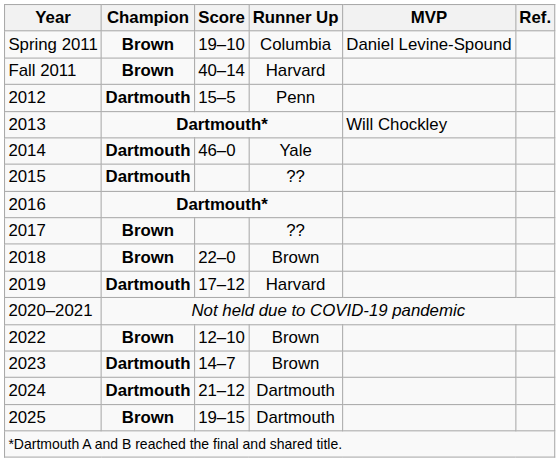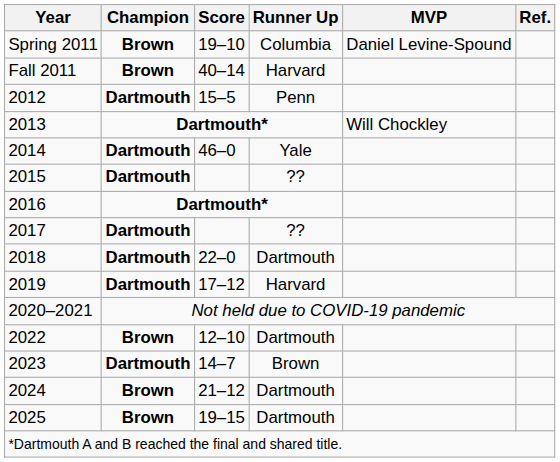(148, 230) Brown -> (148, 230) Dartmouth
(148, 257) Brown -> (148, 257) Dartmouth
(296, 257) Brown -> (296, 257) Dartmouth
(296, 337) Brown -> (296, 337) Dartmouth
(148, 390) Dartmouth -> (148, 390) Brown
